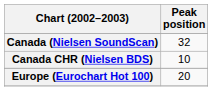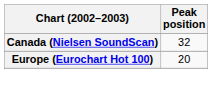- row: (82, 59)
